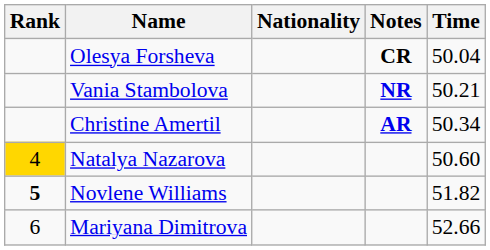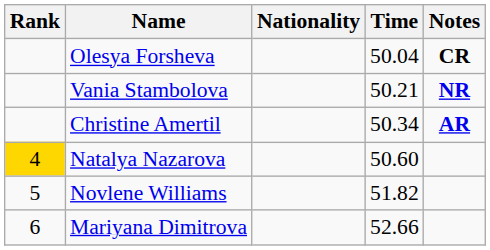columns swapped: (456, 21) <-> (396, 21)
(35, 192) bold -> (35, 192) normal
